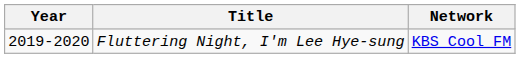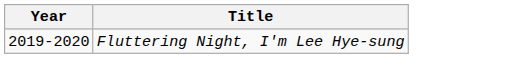- column: (461, 17)
